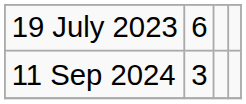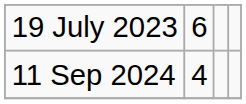(199, 74) 3 -> (199, 74) 4
